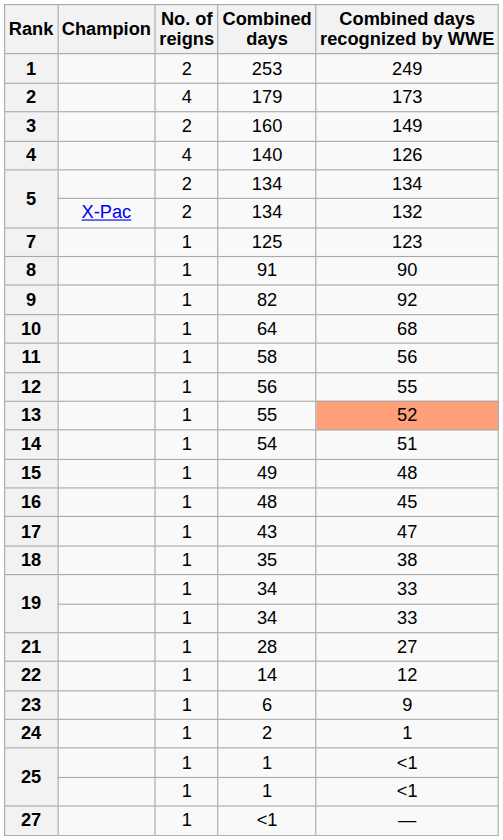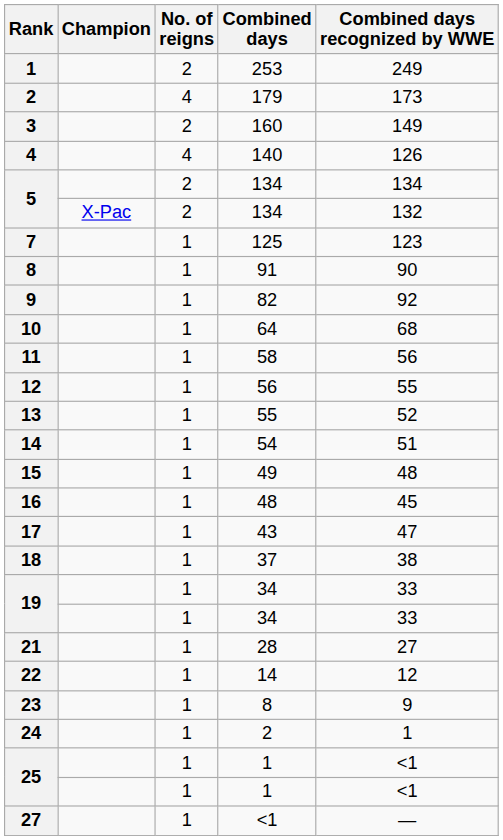(407, 415) lightsalmon background -> (407, 415) no background
(267, 560) 35 -> (267, 560) 37
(267, 704) 6 -> (267, 704) 8
